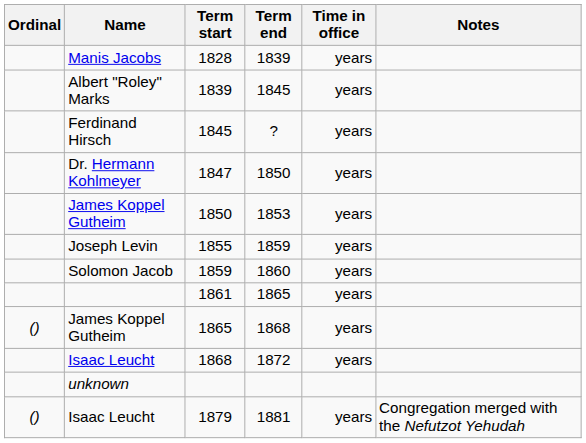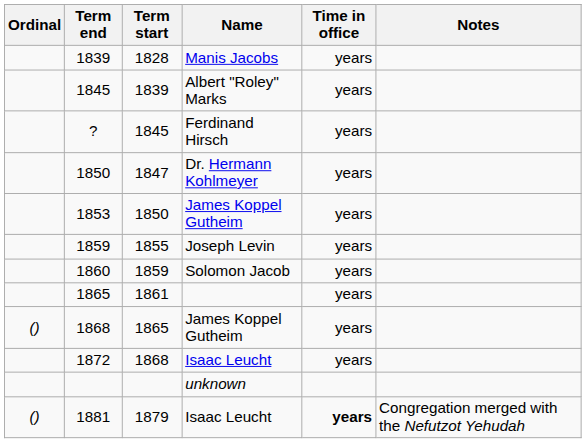columns swapped: (125, 25) <-> (274, 25)
(353, 416) normal -> (352, 416) bold
